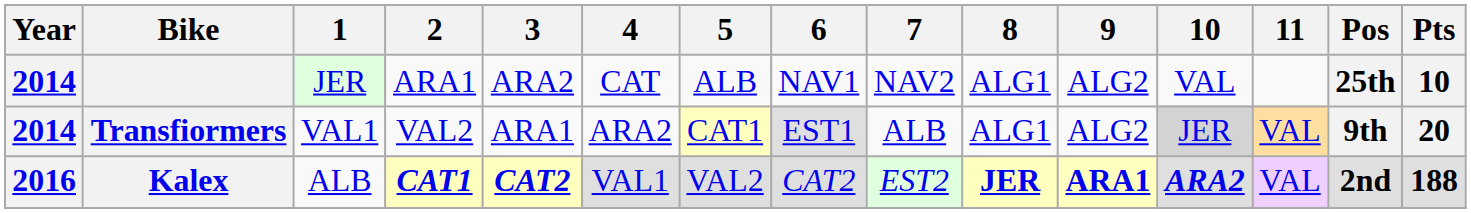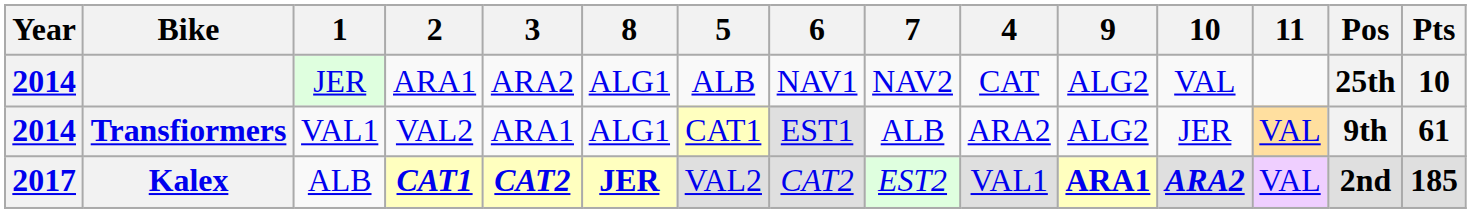columns swapped: (630, 29) <-> (1010, 29)
(1205, 130) lightgrey background -> (1205, 130) no background
(1434, 130) 20 -> (1434, 130) 61
(44, 181) 2016 -> (44, 181) 2017
(1434, 181) 188 -> (1434, 181) 185
